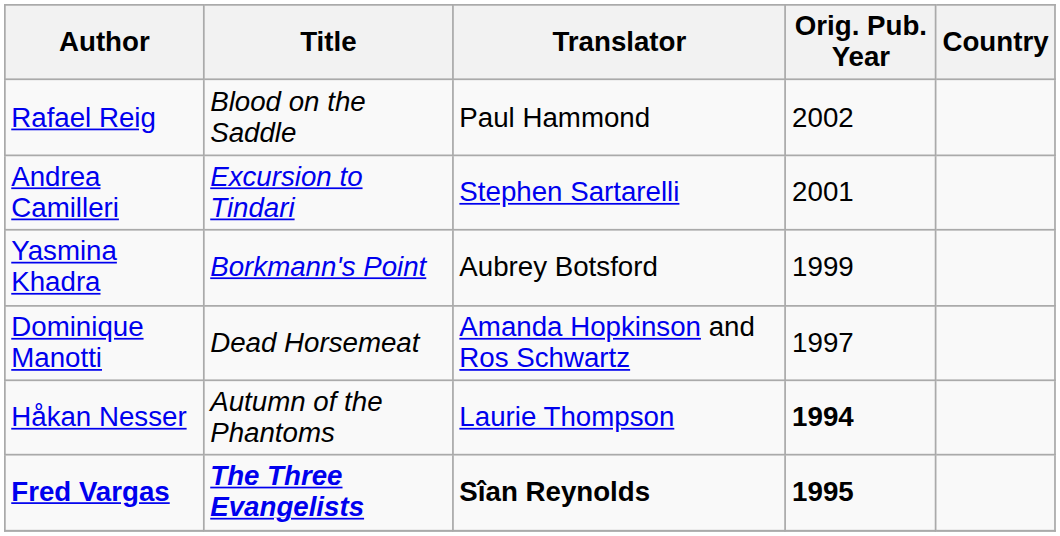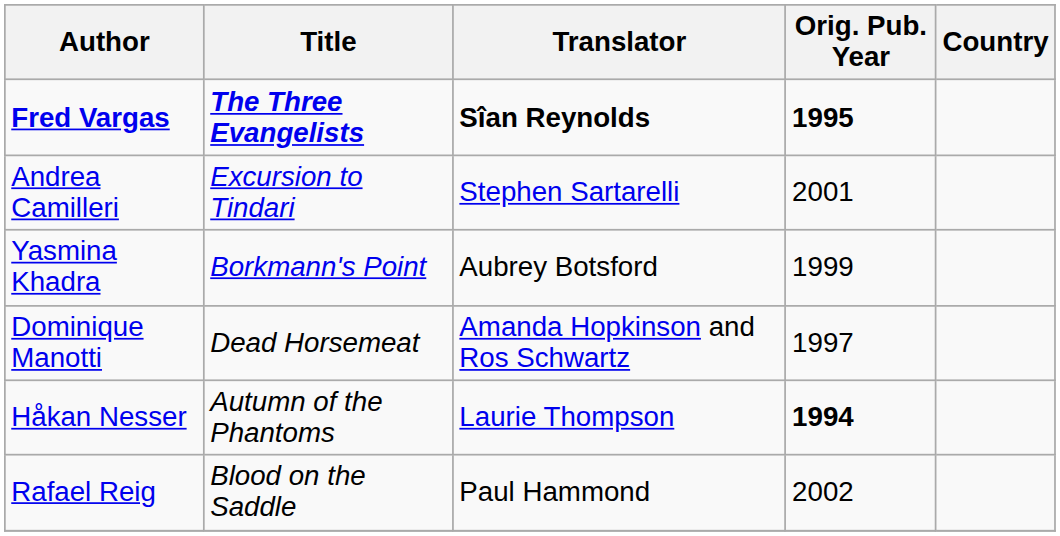rows swapped: (90, 492) <-> (84, 117)
